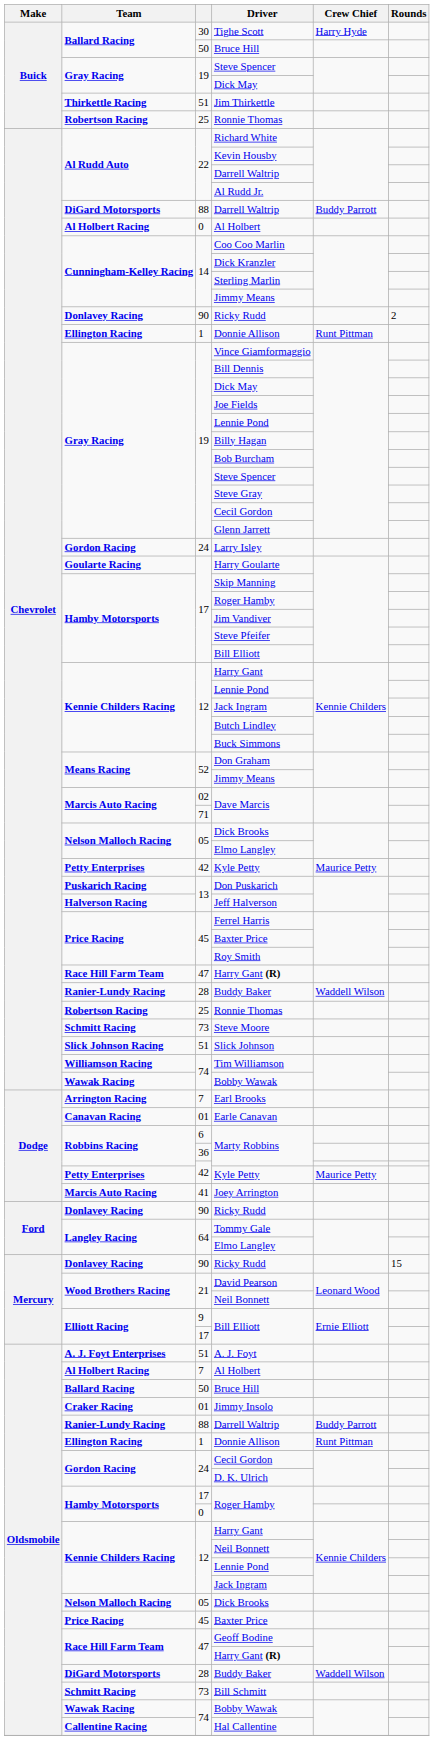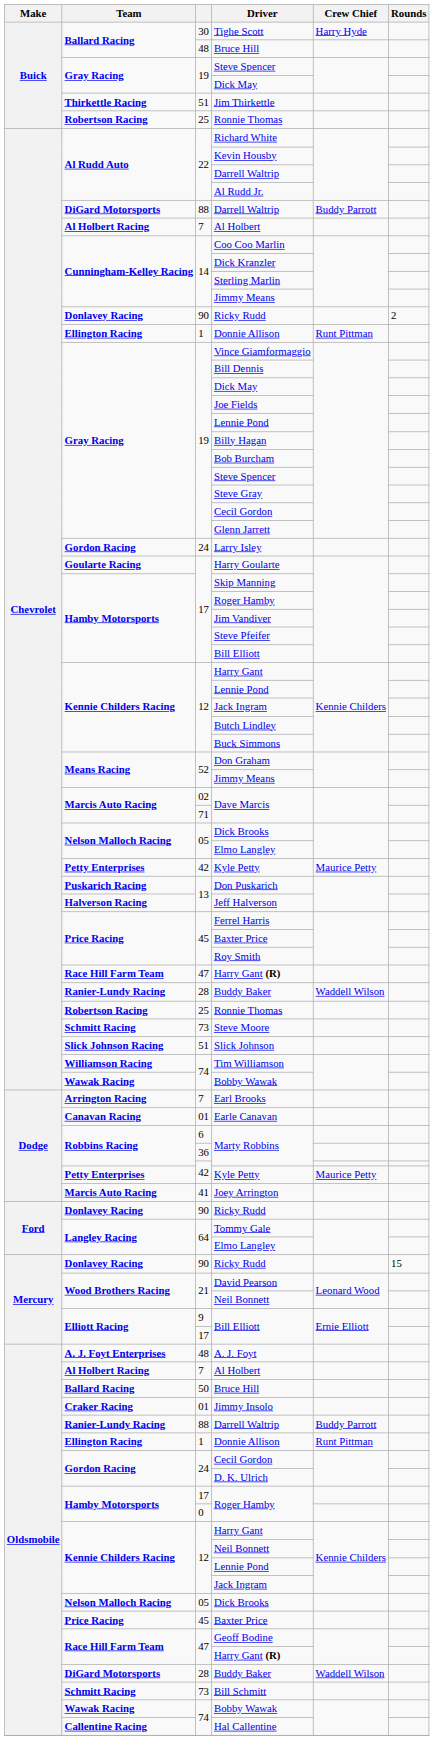(204, 49) 50 -> (204, 49) 48
(201, 227) 0 -> (201, 227) 7
(204, 1353) 51 -> (204, 1353) 48
